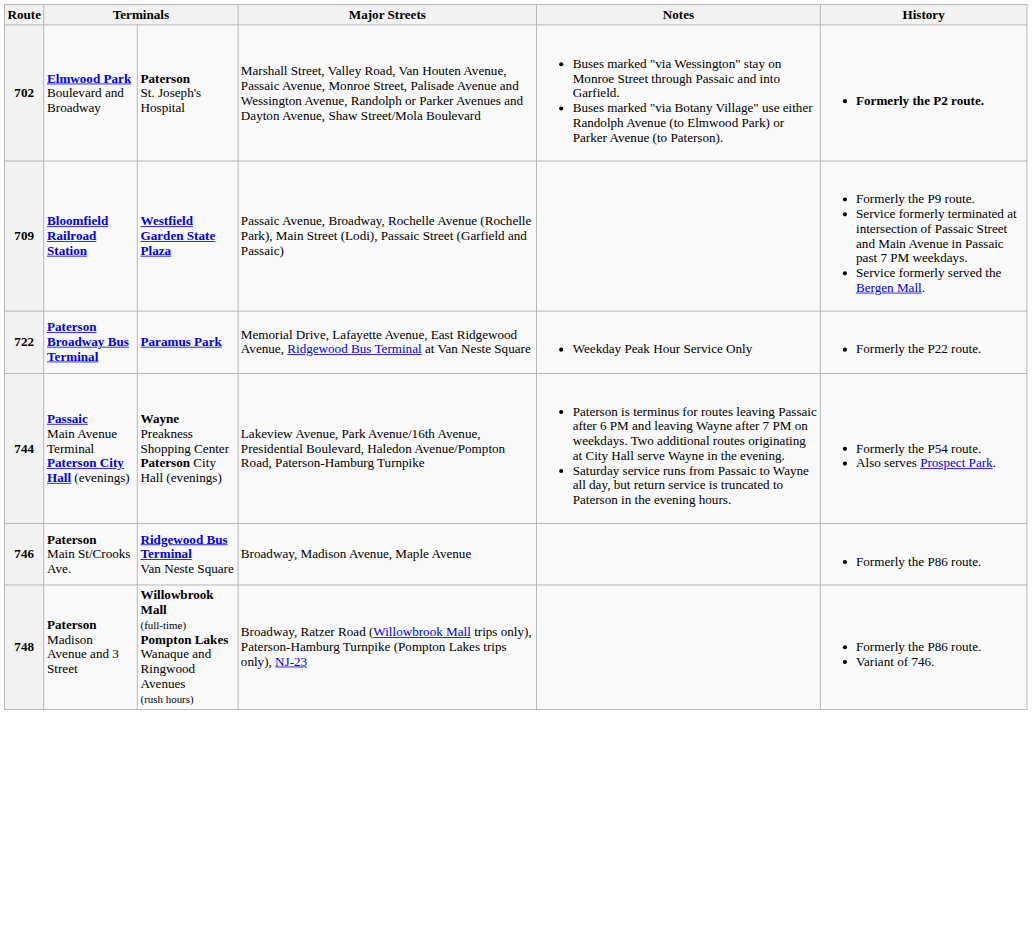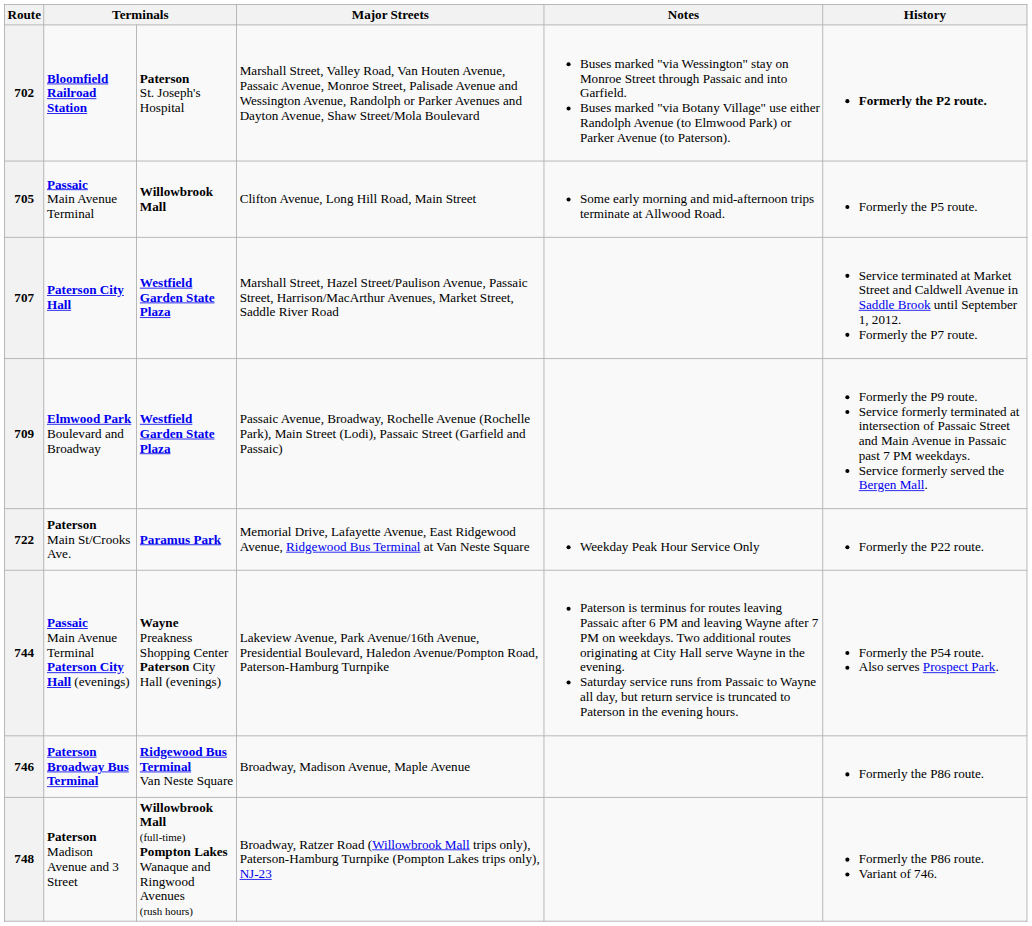(89, 93) Elmwood Park Boulevard and Broadway -> (78, 93) Bloomfield Railroad Station
+ row: (24, 199)
+ row: (24, 297)
(78, 236) Bloomfield Railroad Station -> (89, 433) Elmwood Park Boulevard and Broadway
(88, 342) Paterson Broadway Bus Terminal -> (89, 539) Paterson Main St/Crooks Ave.
(89, 554) Paterson Main St/Crooks Ave. -> (88, 766) Paterson Broadway Bus Terminal
